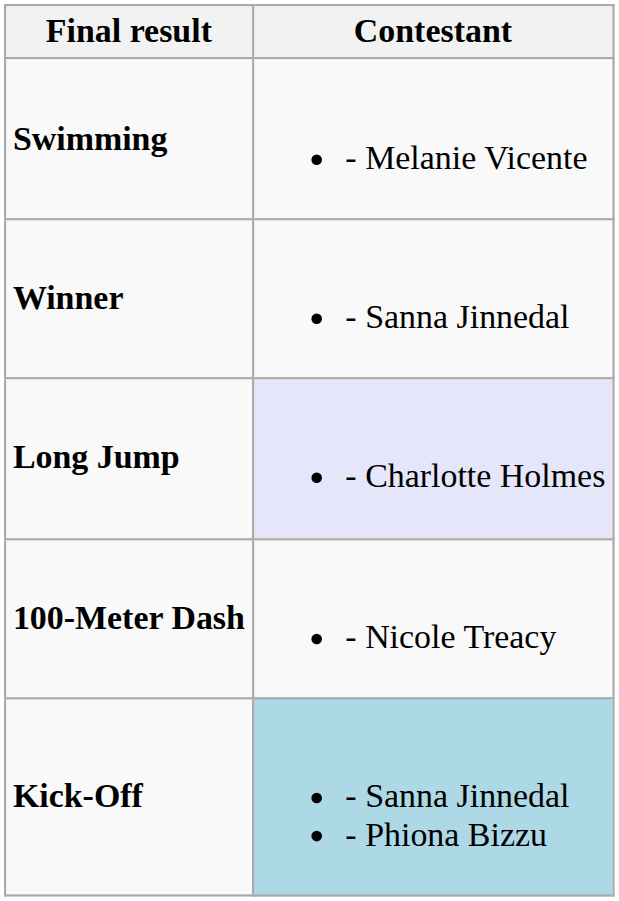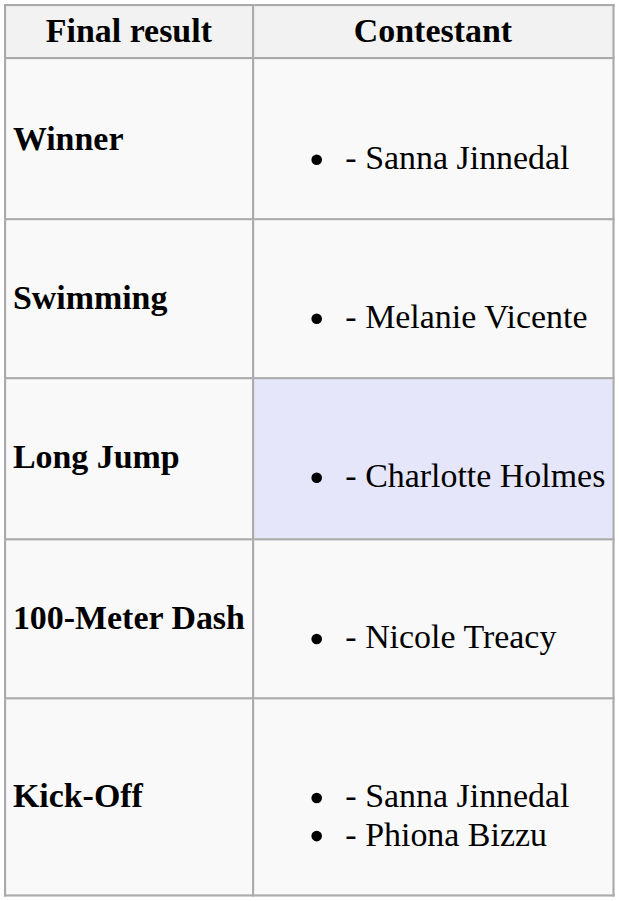rows swapped: (68, 297) <-> (90, 138)
(433, 816) lightblue background -> (433, 816) no background
